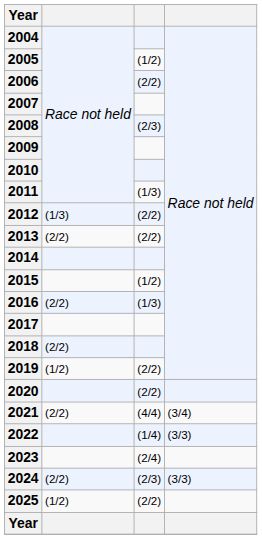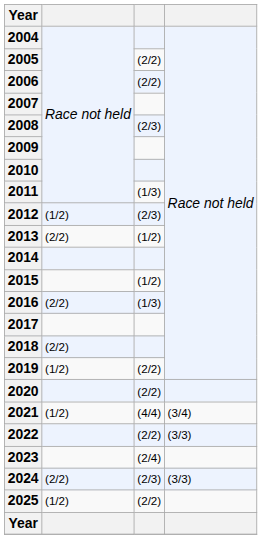(149, 60) (1/2) -> (149, 60) (2/2)
(57, 215) (1/3) -> (57, 215) (1/2)
(149, 215) (2/2) -> (149, 215) (2/3)
(149, 237) (2/2) -> (149, 237) (1/2)
(57, 413) (2/2) -> (57, 413) (1/2)
(149, 435) (1/4) -> (149, 435) (2/2)
